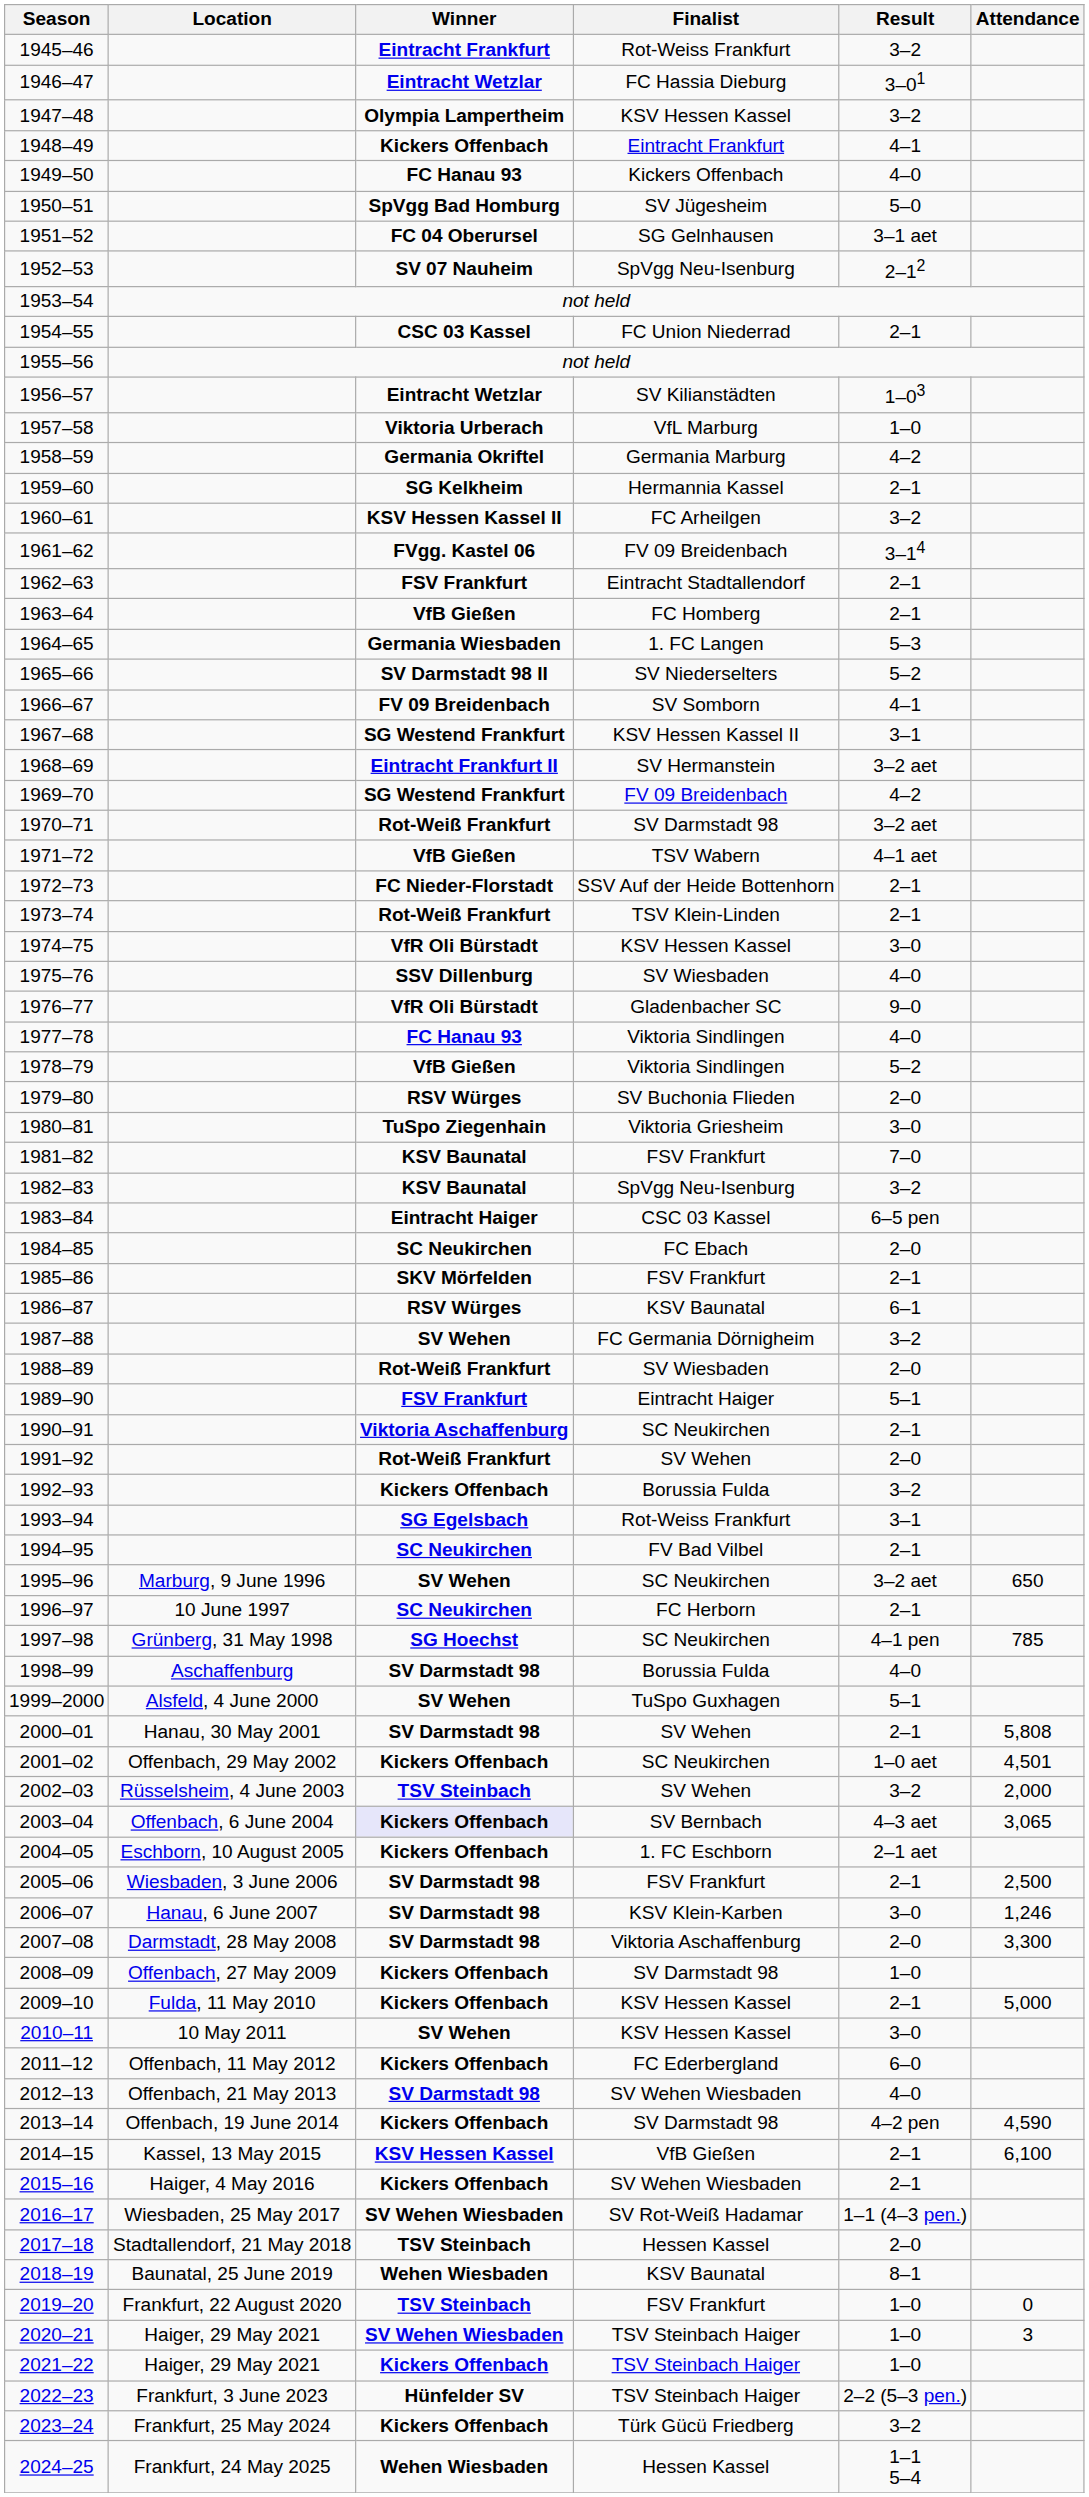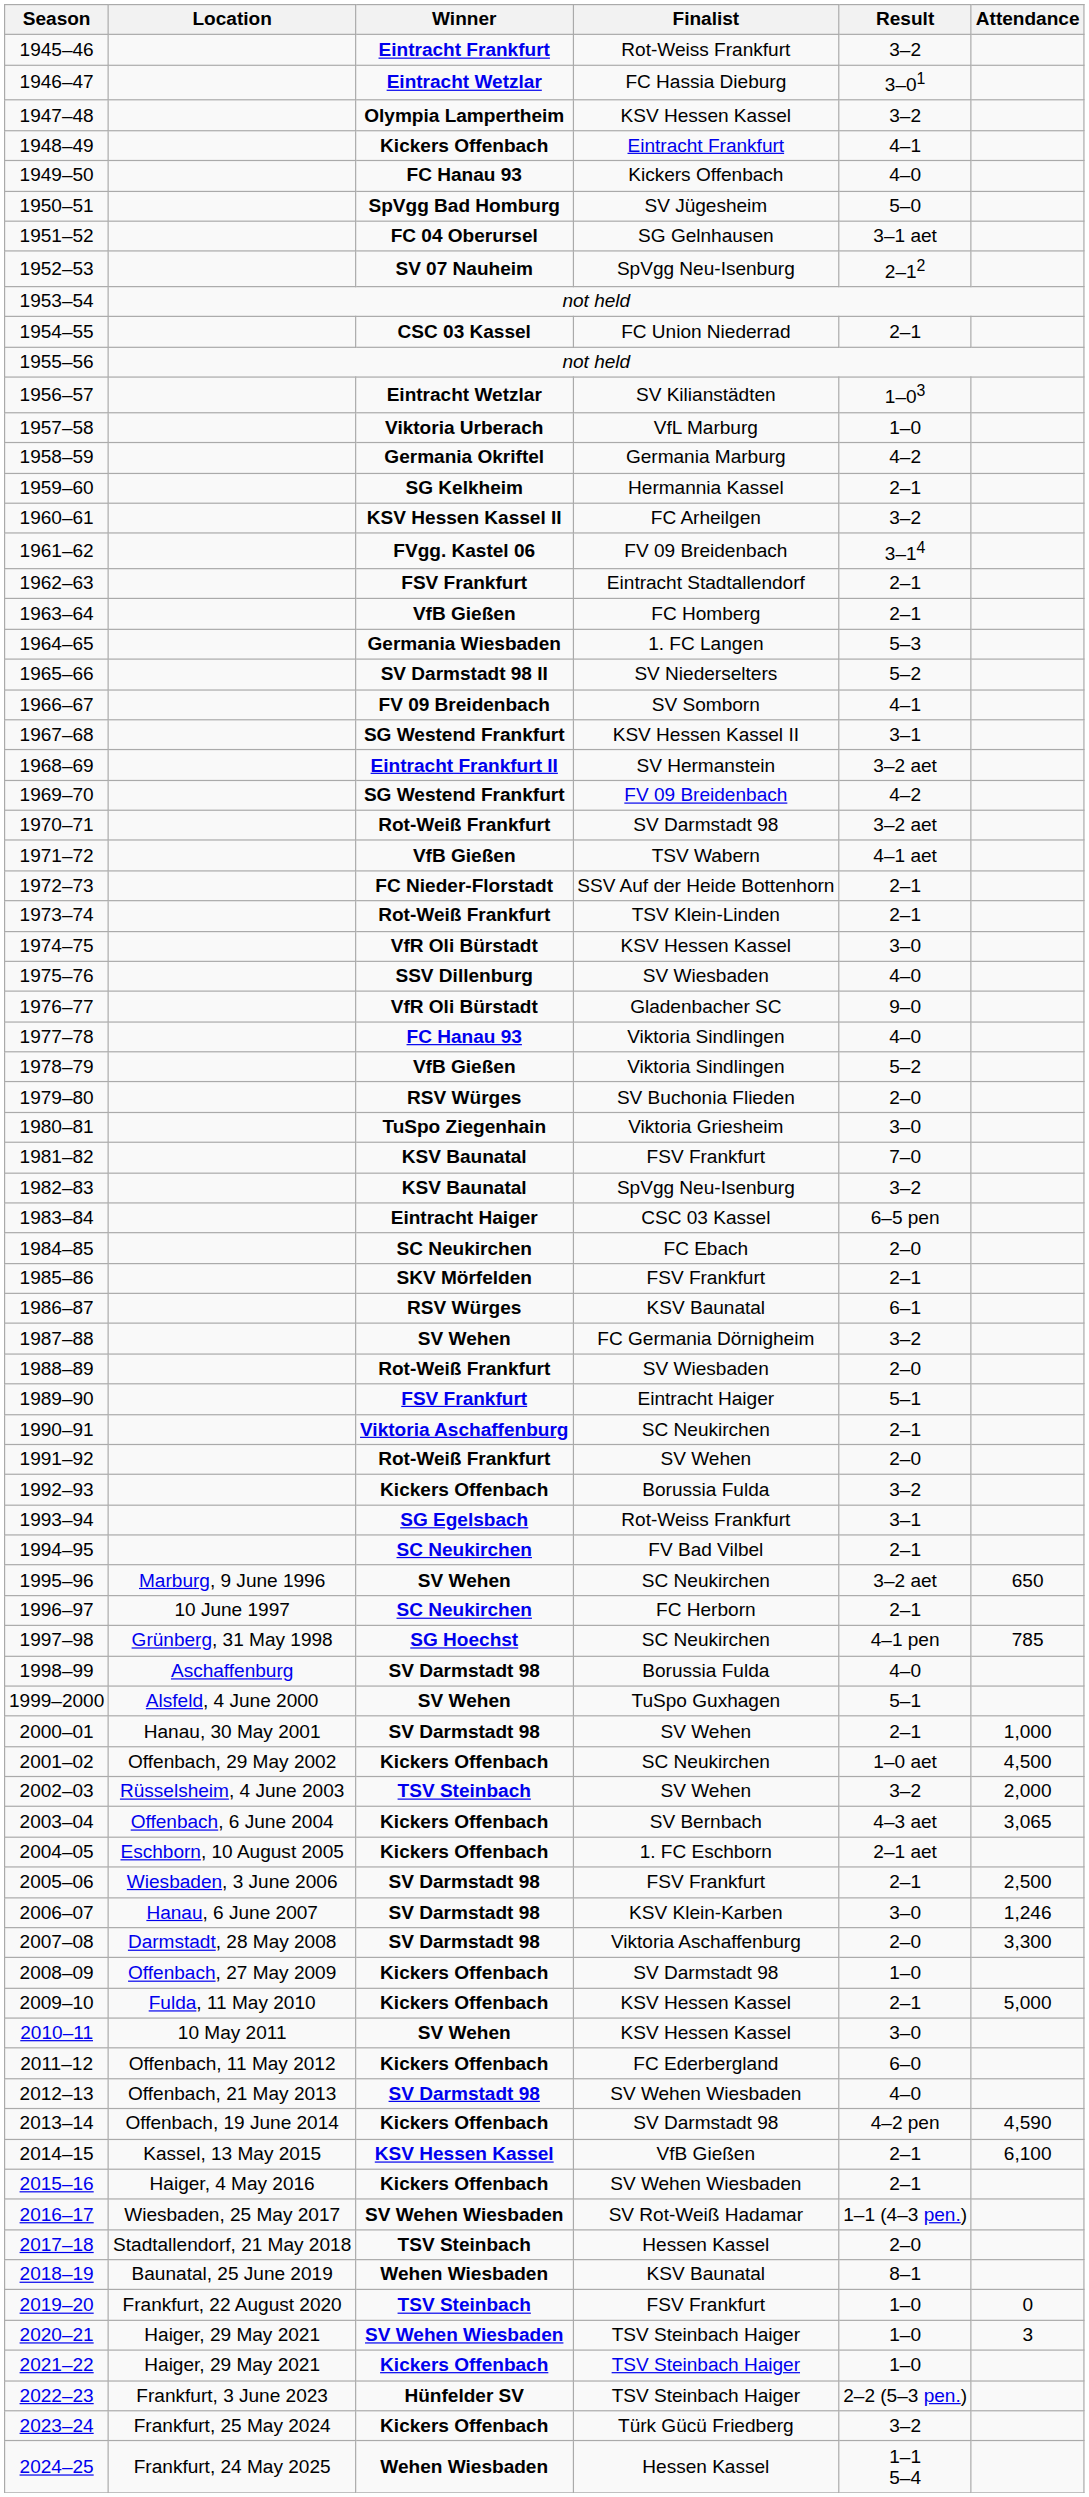(1028, 1731) 5,808 -> (1028, 1731) 1,000
(1028, 1761) 4,501 -> (1028, 1761) 4,500
(464, 1821) lavender background -> (464, 1821) no background
